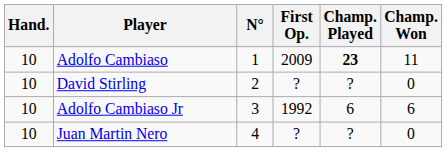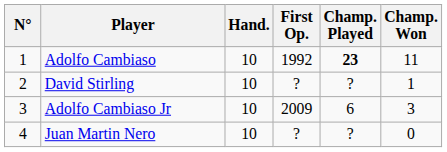columns swapped: (255, 25) <-> (29, 25)
(297, 59) 2009 -> (297, 59) 1992
(411, 84) 0 -> (411, 84) 1
(297, 109) 1992 -> (297, 109) 2009
(411, 109) 6 -> (411, 109) 3
